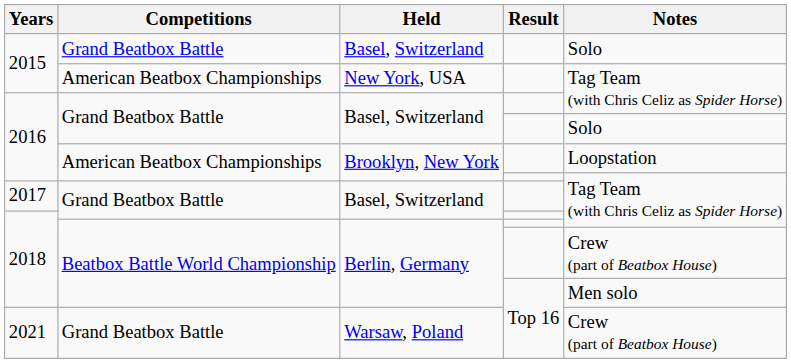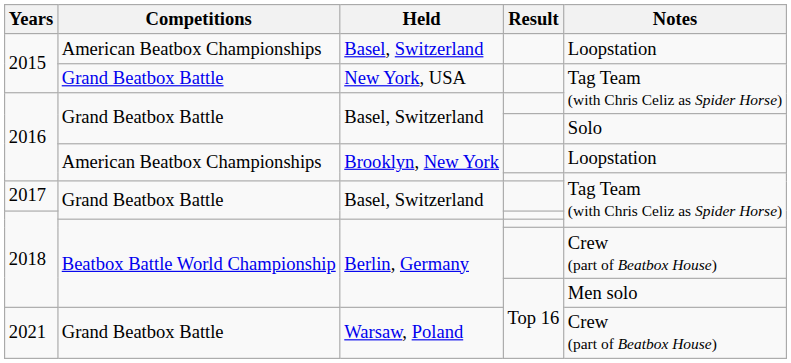(143, 48) Grand Beatbox Battle -> (192, 48) American Beatbox Championships
(585, 48) Solo -> (612, 48) Loopstation
(192, 78) American Beatbox Championships -> (143, 78) Grand Beatbox Battle
